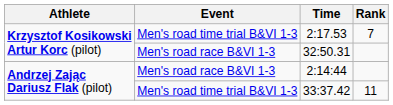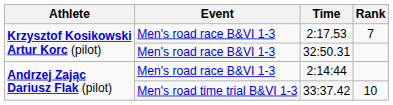(217, 33) Men's road time trial B&VI 1-3 -> (206, 33) Men's road race B&VI 1-3
(371, 91) 11 -> (371, 91) 10
